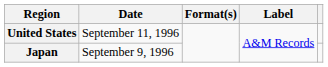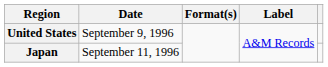(131, 33) September 11, 1996 -> (128, 33) September 9, 1996
(128, 52) September 9, 1996 -> (131, 52) September 11, 1996
